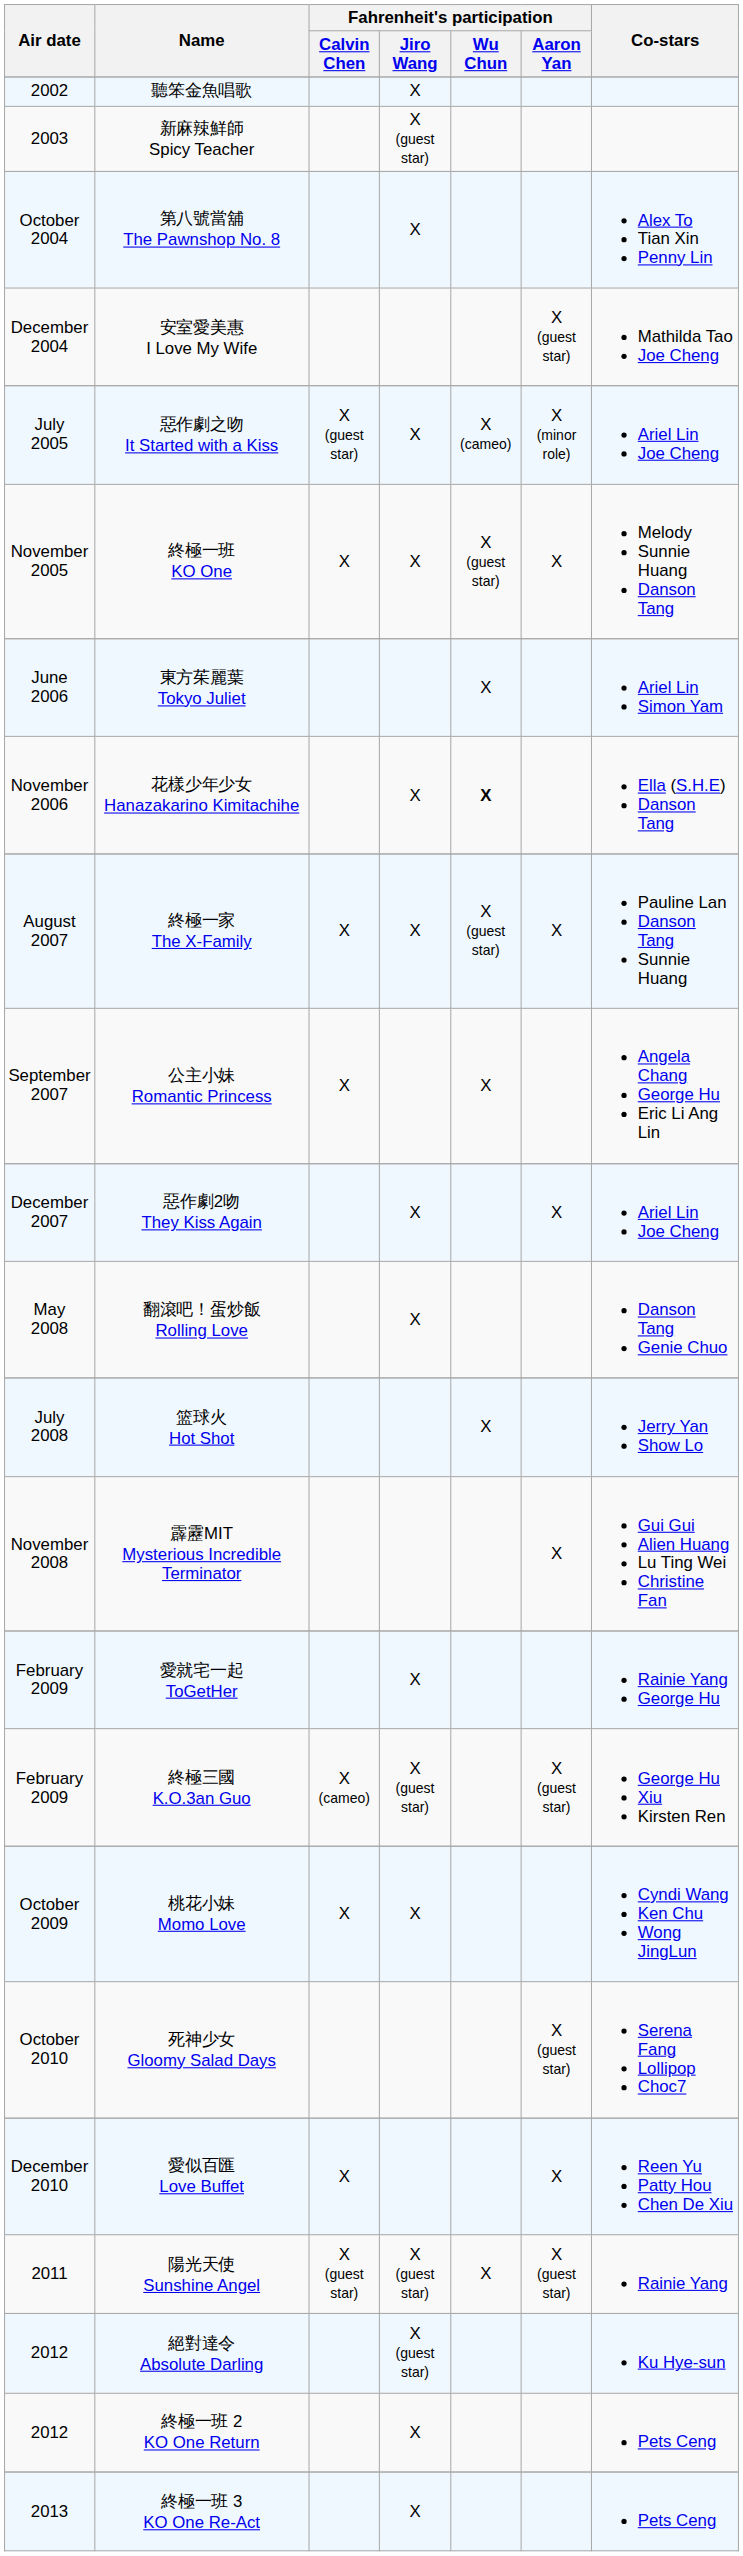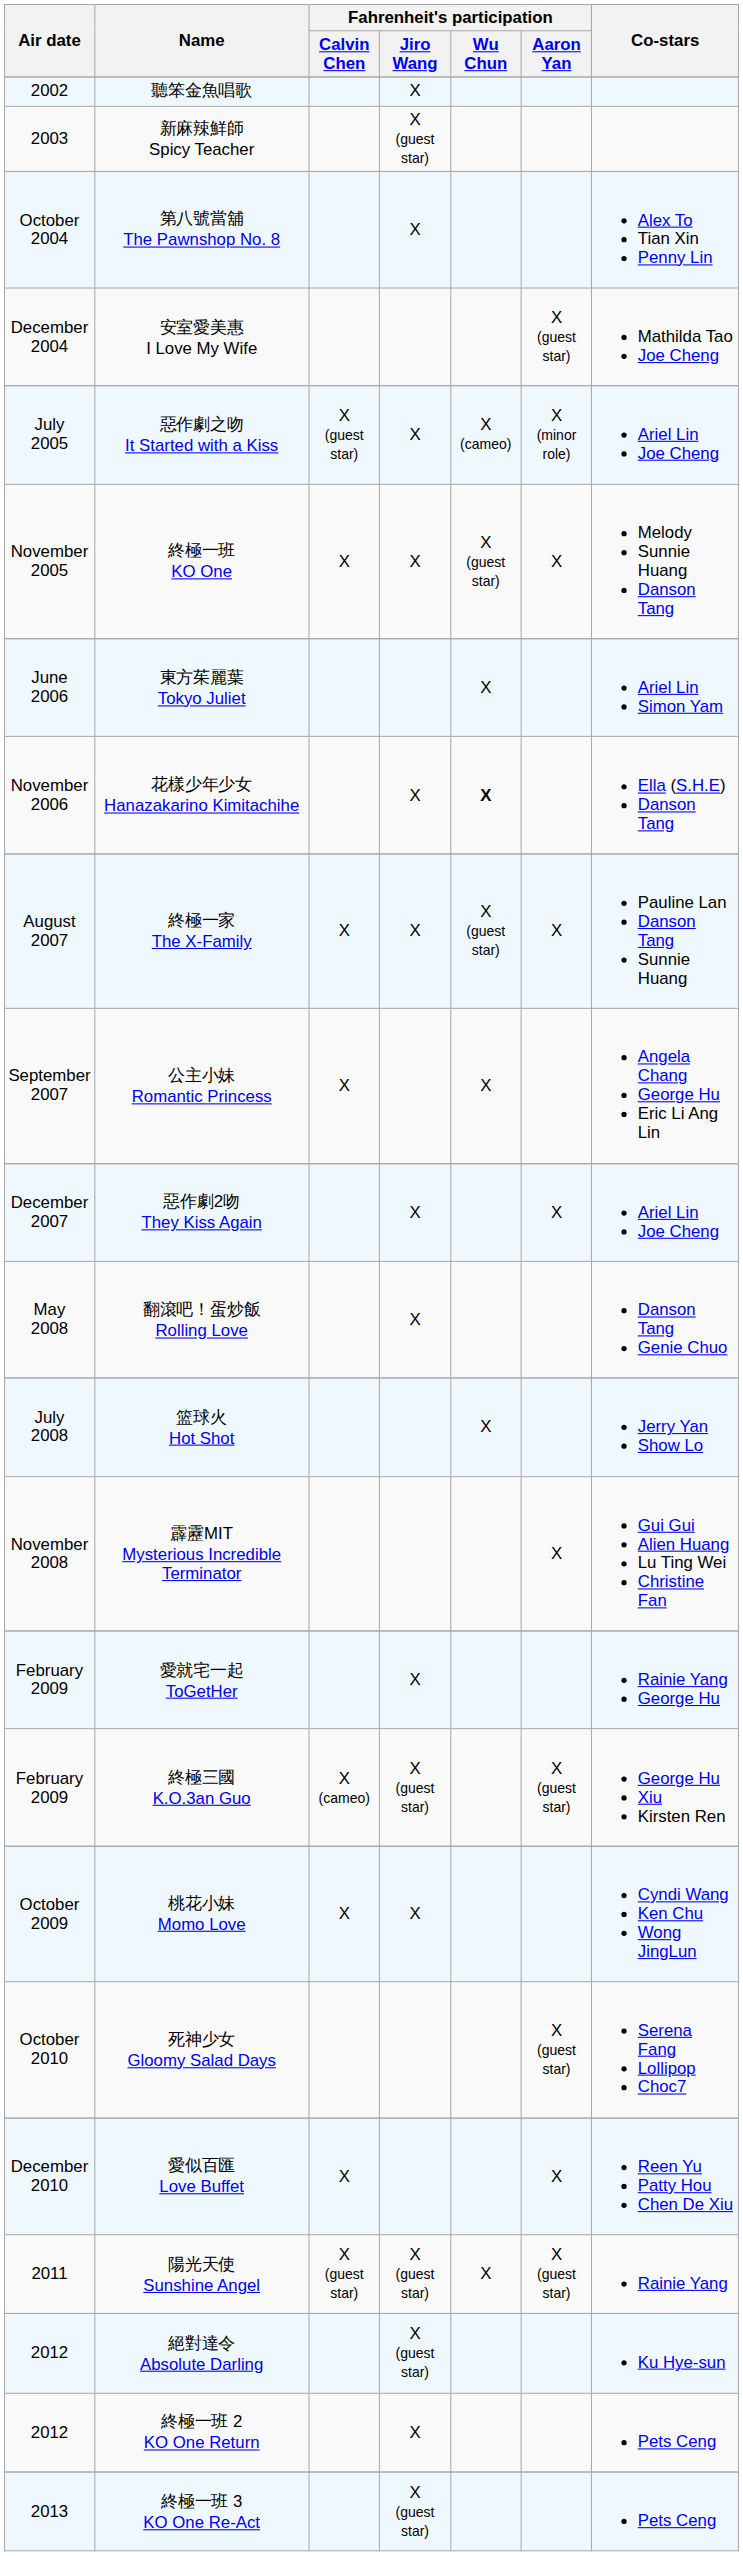(415, 2511) X -> (415, 2511) X (guest star)
